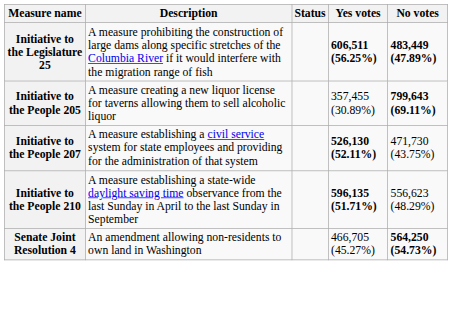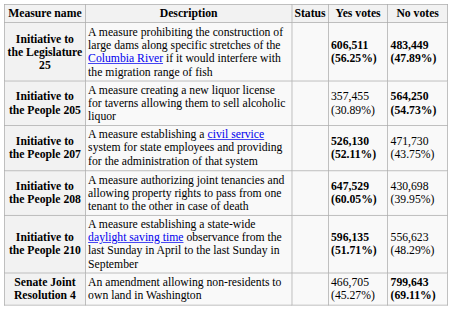(413, 103) 799,643 (69.11%) -> (413, 103) 564,250 (54.73%)
+ row: (45, 192)
(413, 244) 564,250 (54.73%) -> (413, 289) 799,643 (69.11%)
